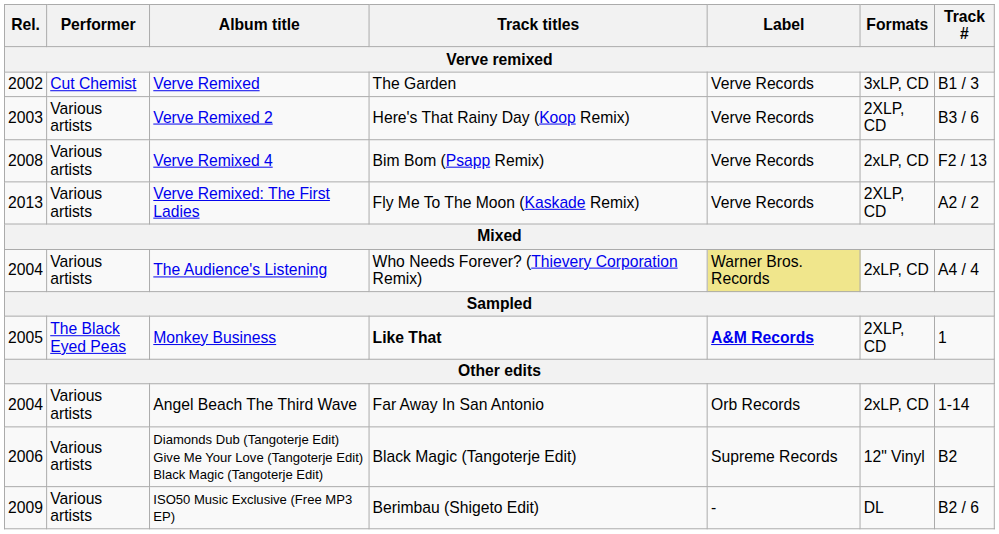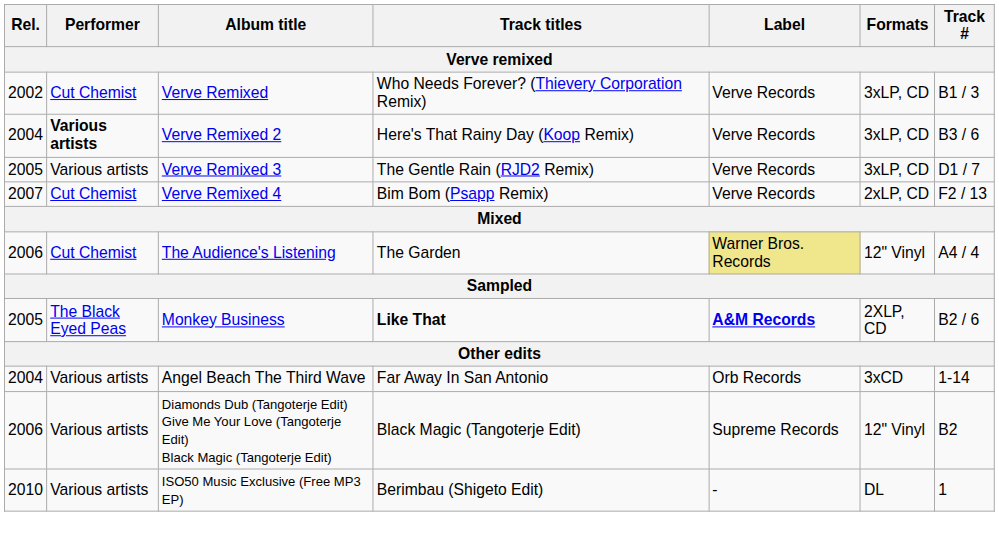(414, 84) The Garden -> (529, 93) Who Needs Forever? (Thievery Corporation Remix)
(26, 117) 2003 -> (26, 135) 2004
(76, 117) normal -> (79, 135) bold
(884, 117) 2XLP, CD -> (897, 135) 3xLP, CD
+ row: (222, 169)
(26, 160) 2008 -> (26, 194) 2007
(76, 160) Various artists -> (93, 194) Cut Chemist
- row: (242, 203)
(26, 270) 2004 -> (26, 252) 2006
(76, 270) Various artists -> (93, 252) Cut Chemist
(525, 270) Who Needs Forever? (Thievery Corporation Remix) -> (419, 252) The Garden
(896, 270) 2xLP, CD -> (894, 252) 12" Vinyl
(942, 337) 1 -> (959, 320) B2 / 6
(896, 405) 2xLP, CD -> (884, 378) 3xCD
(26, 507) 2009 -> (26, 490) 2010
(959, 507) B2 / 6 -> (943, 490) 1
